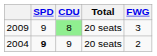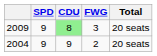columns swapped: (138, 12) <-> (103, 12)
(43, 43) bold -> (43, 43) normal
